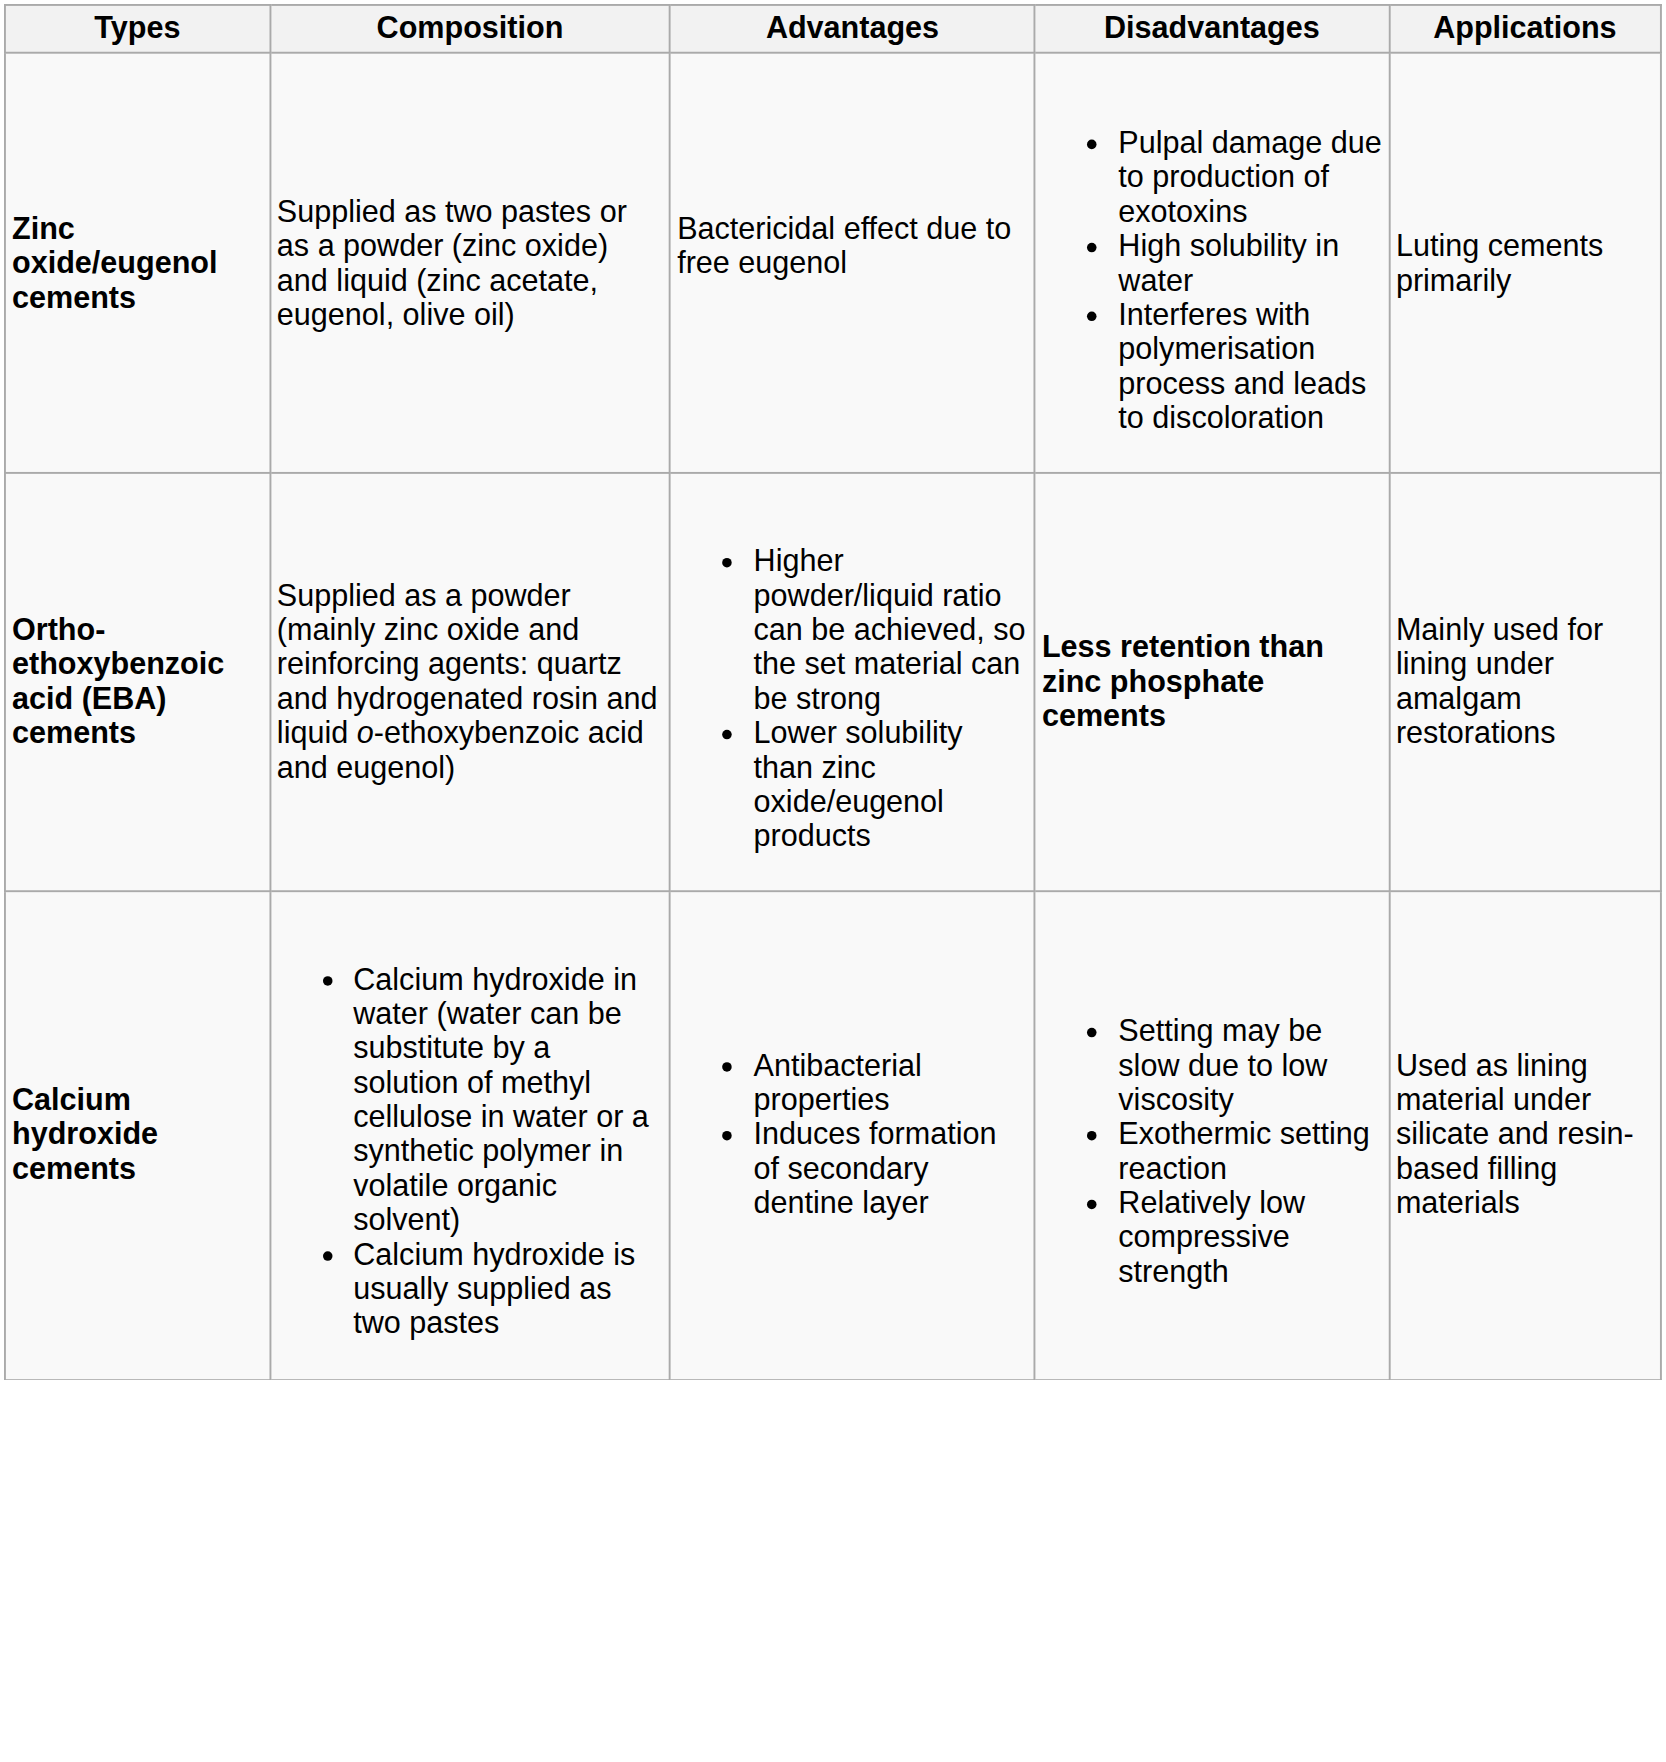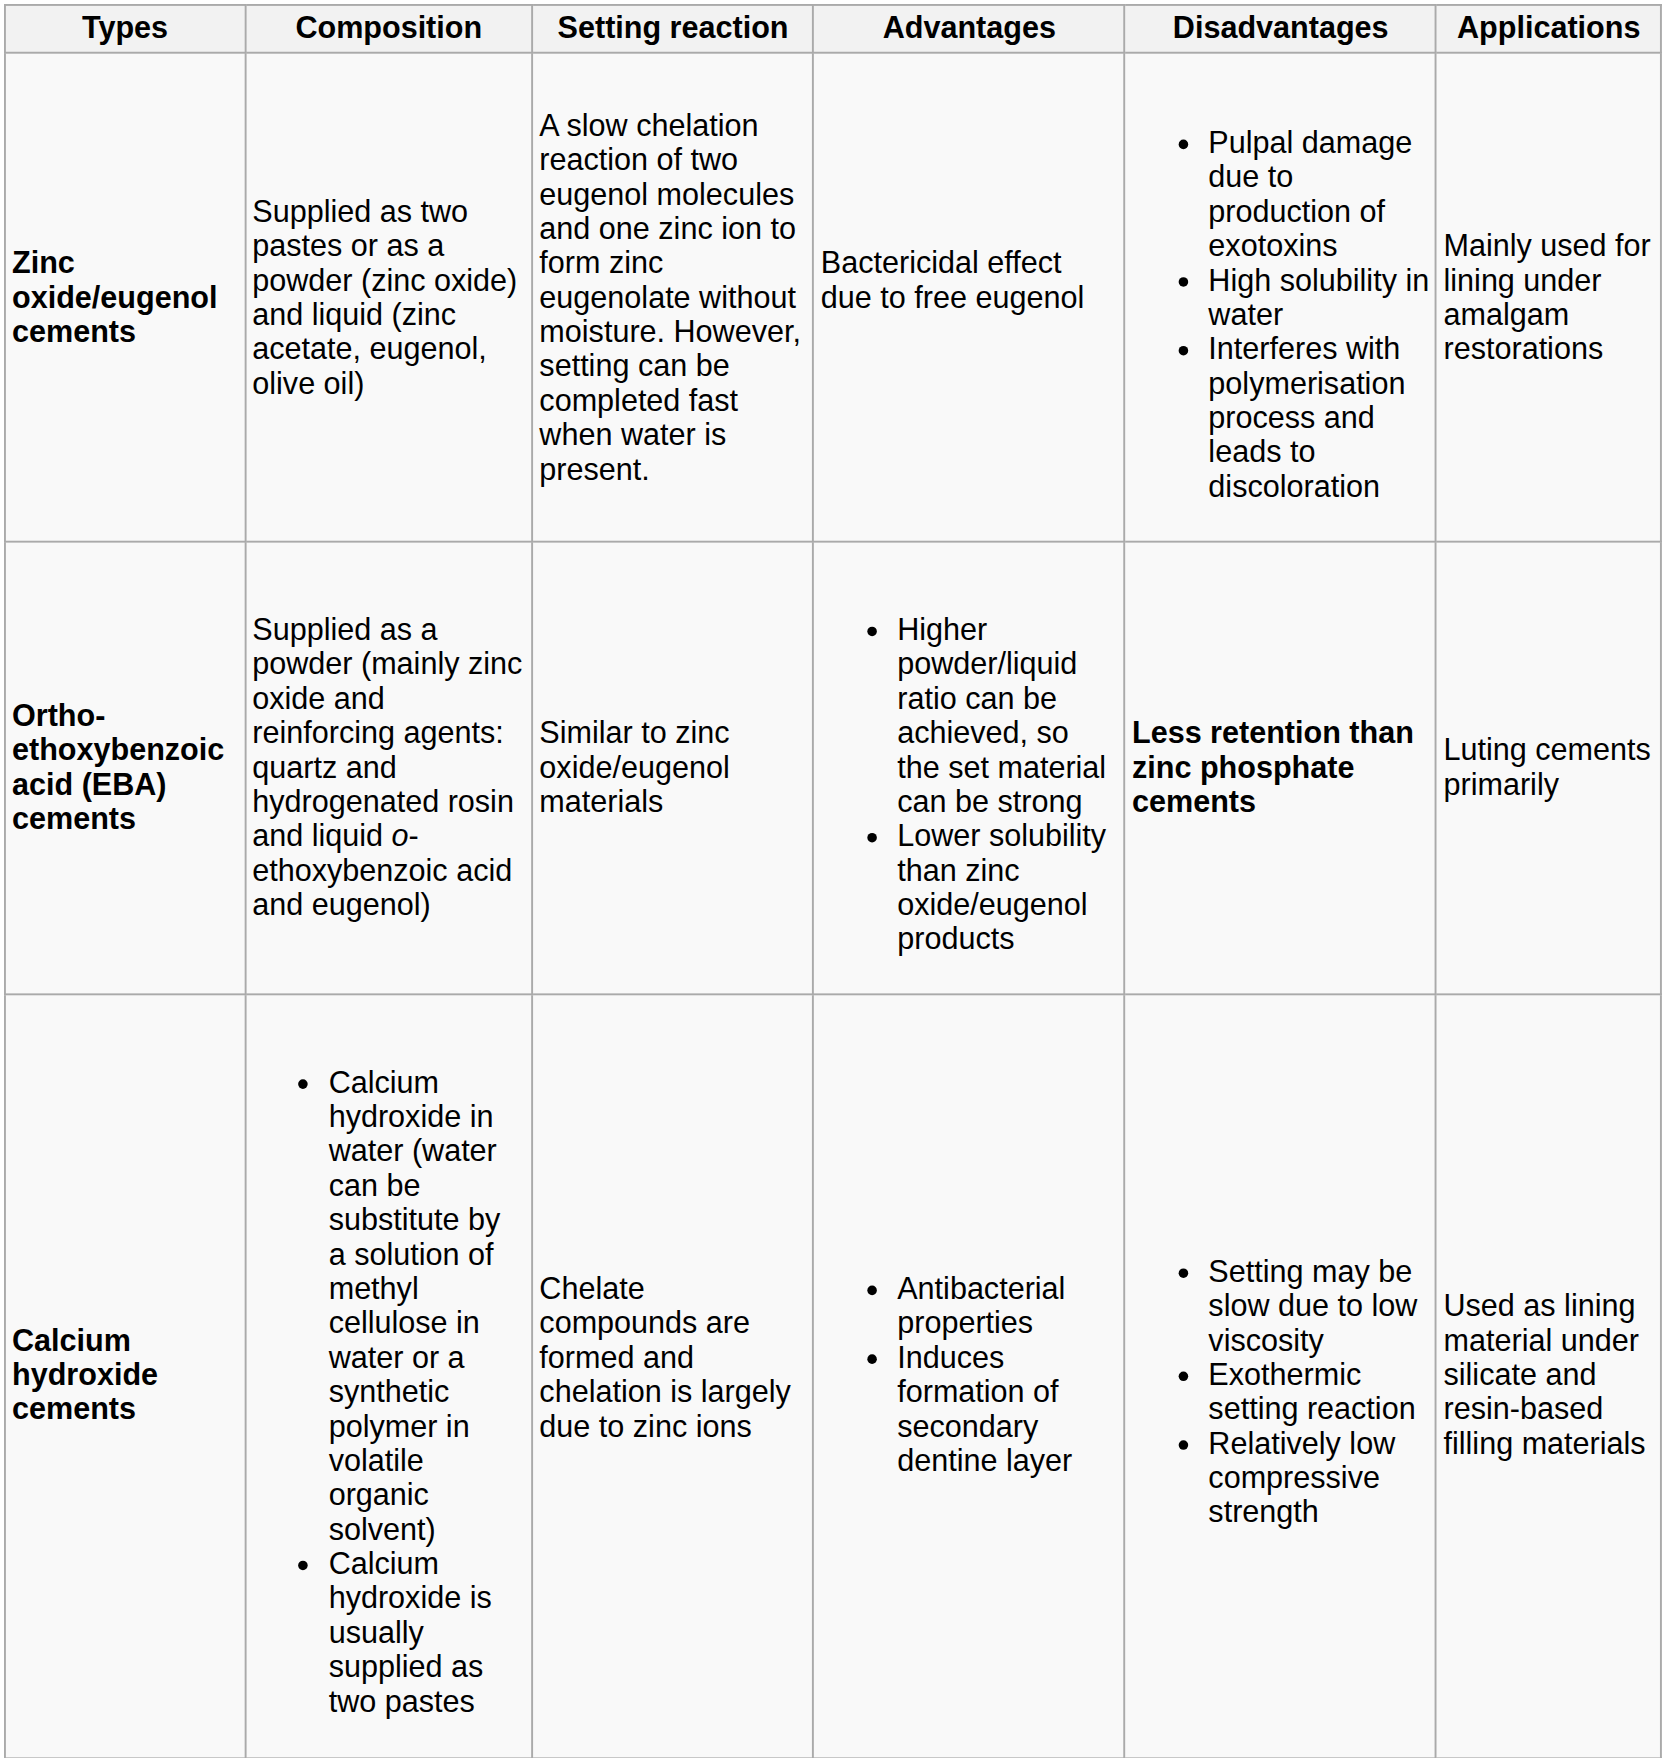+ column: (673, 28)
(1500, 262) Luting cements primarily -> (1547, 296) Mainly used for lining under amalgam restorations
(1500, 681) Mainly used for lining under amalgam restorations -> (1547, 767) Luting cements primarily
